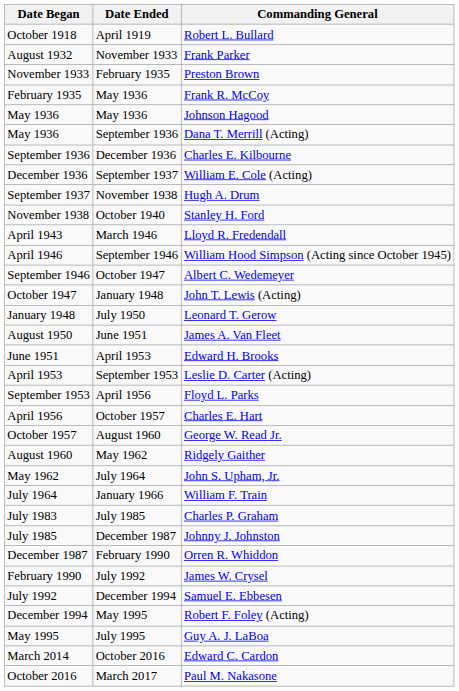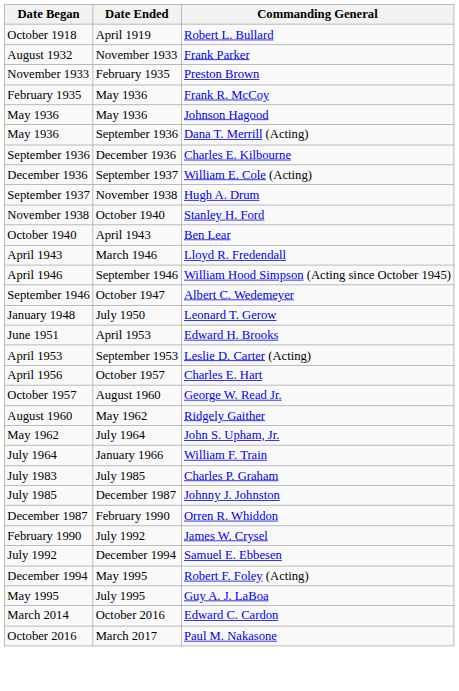+ row: (207, 235)
- row: (242, 295)
- row: (232, 335)
- row: (221, 395)
